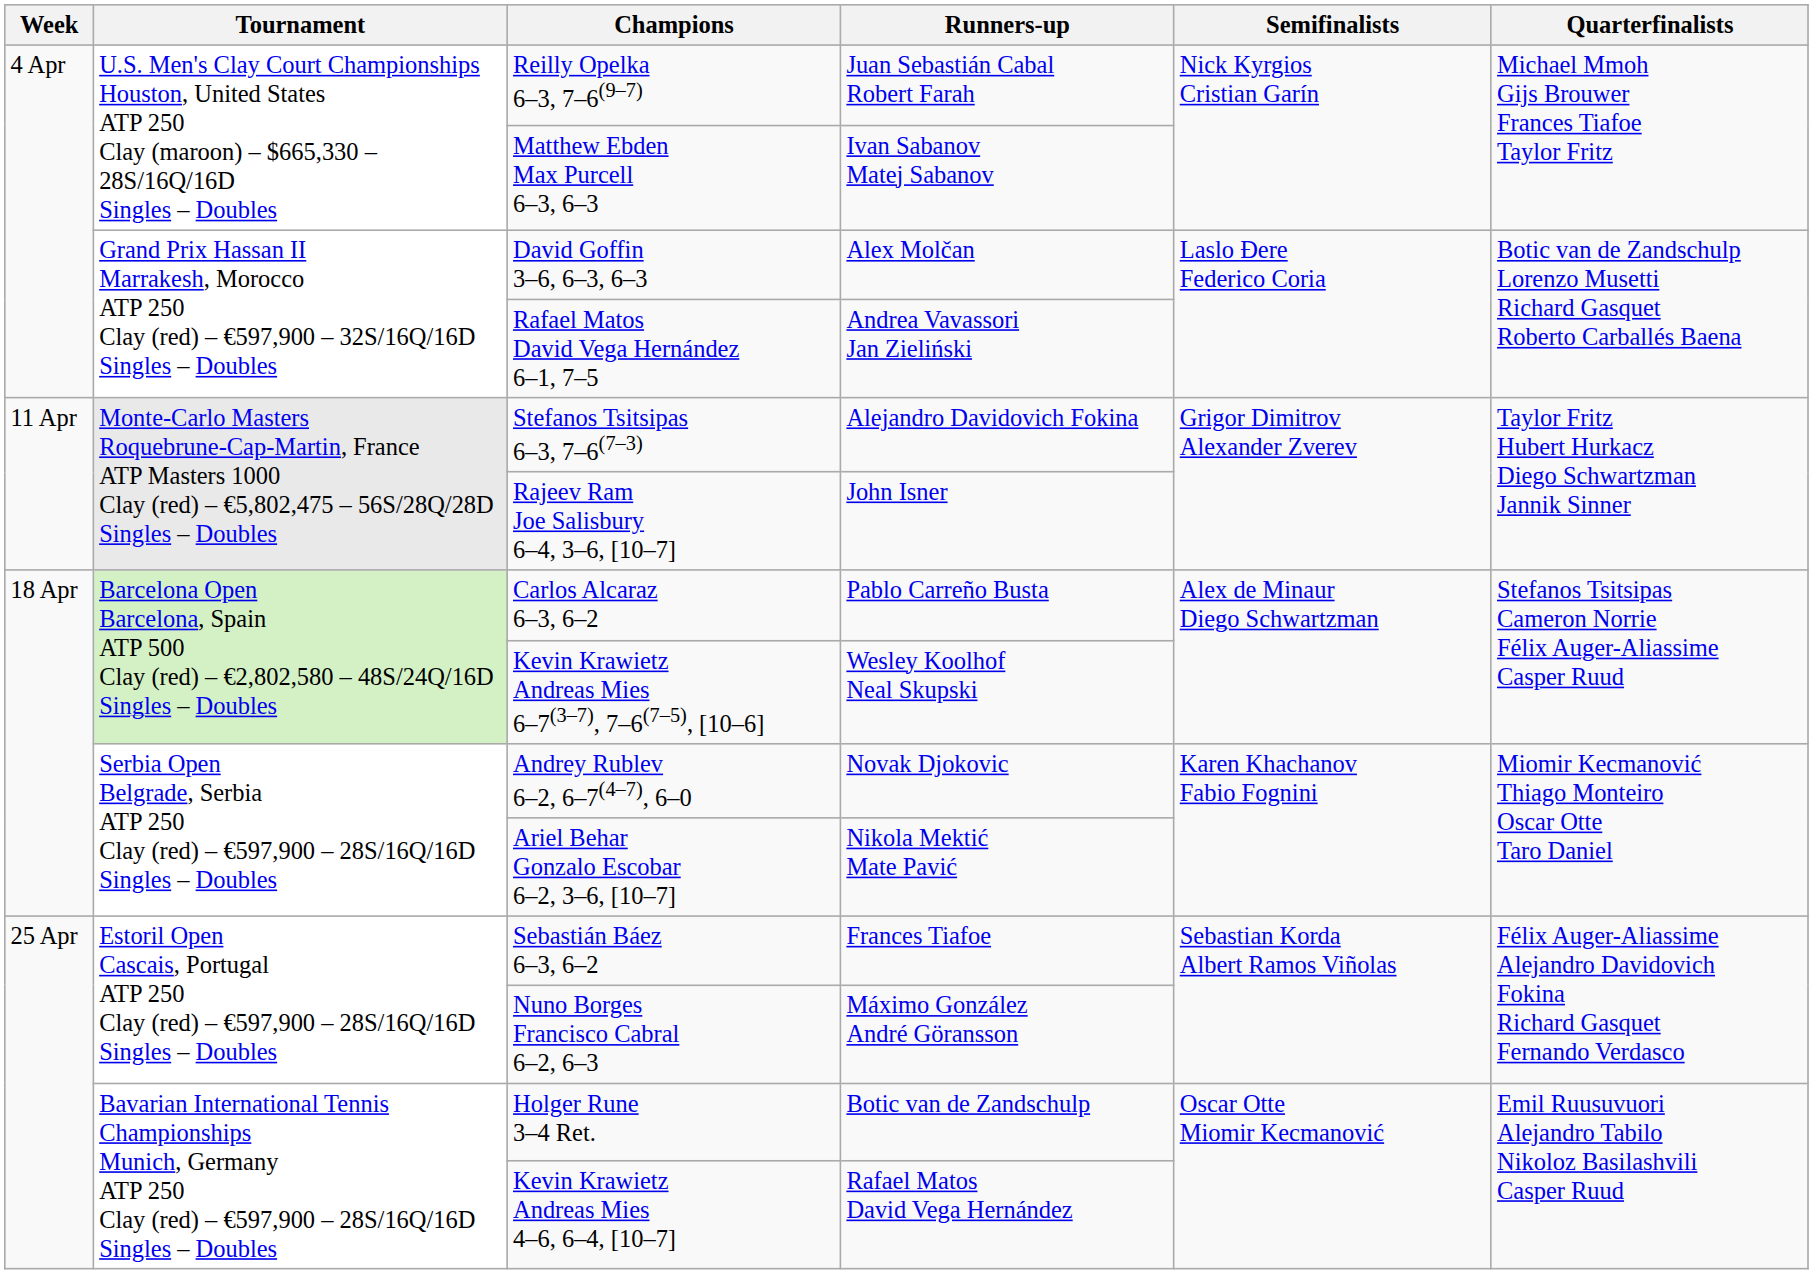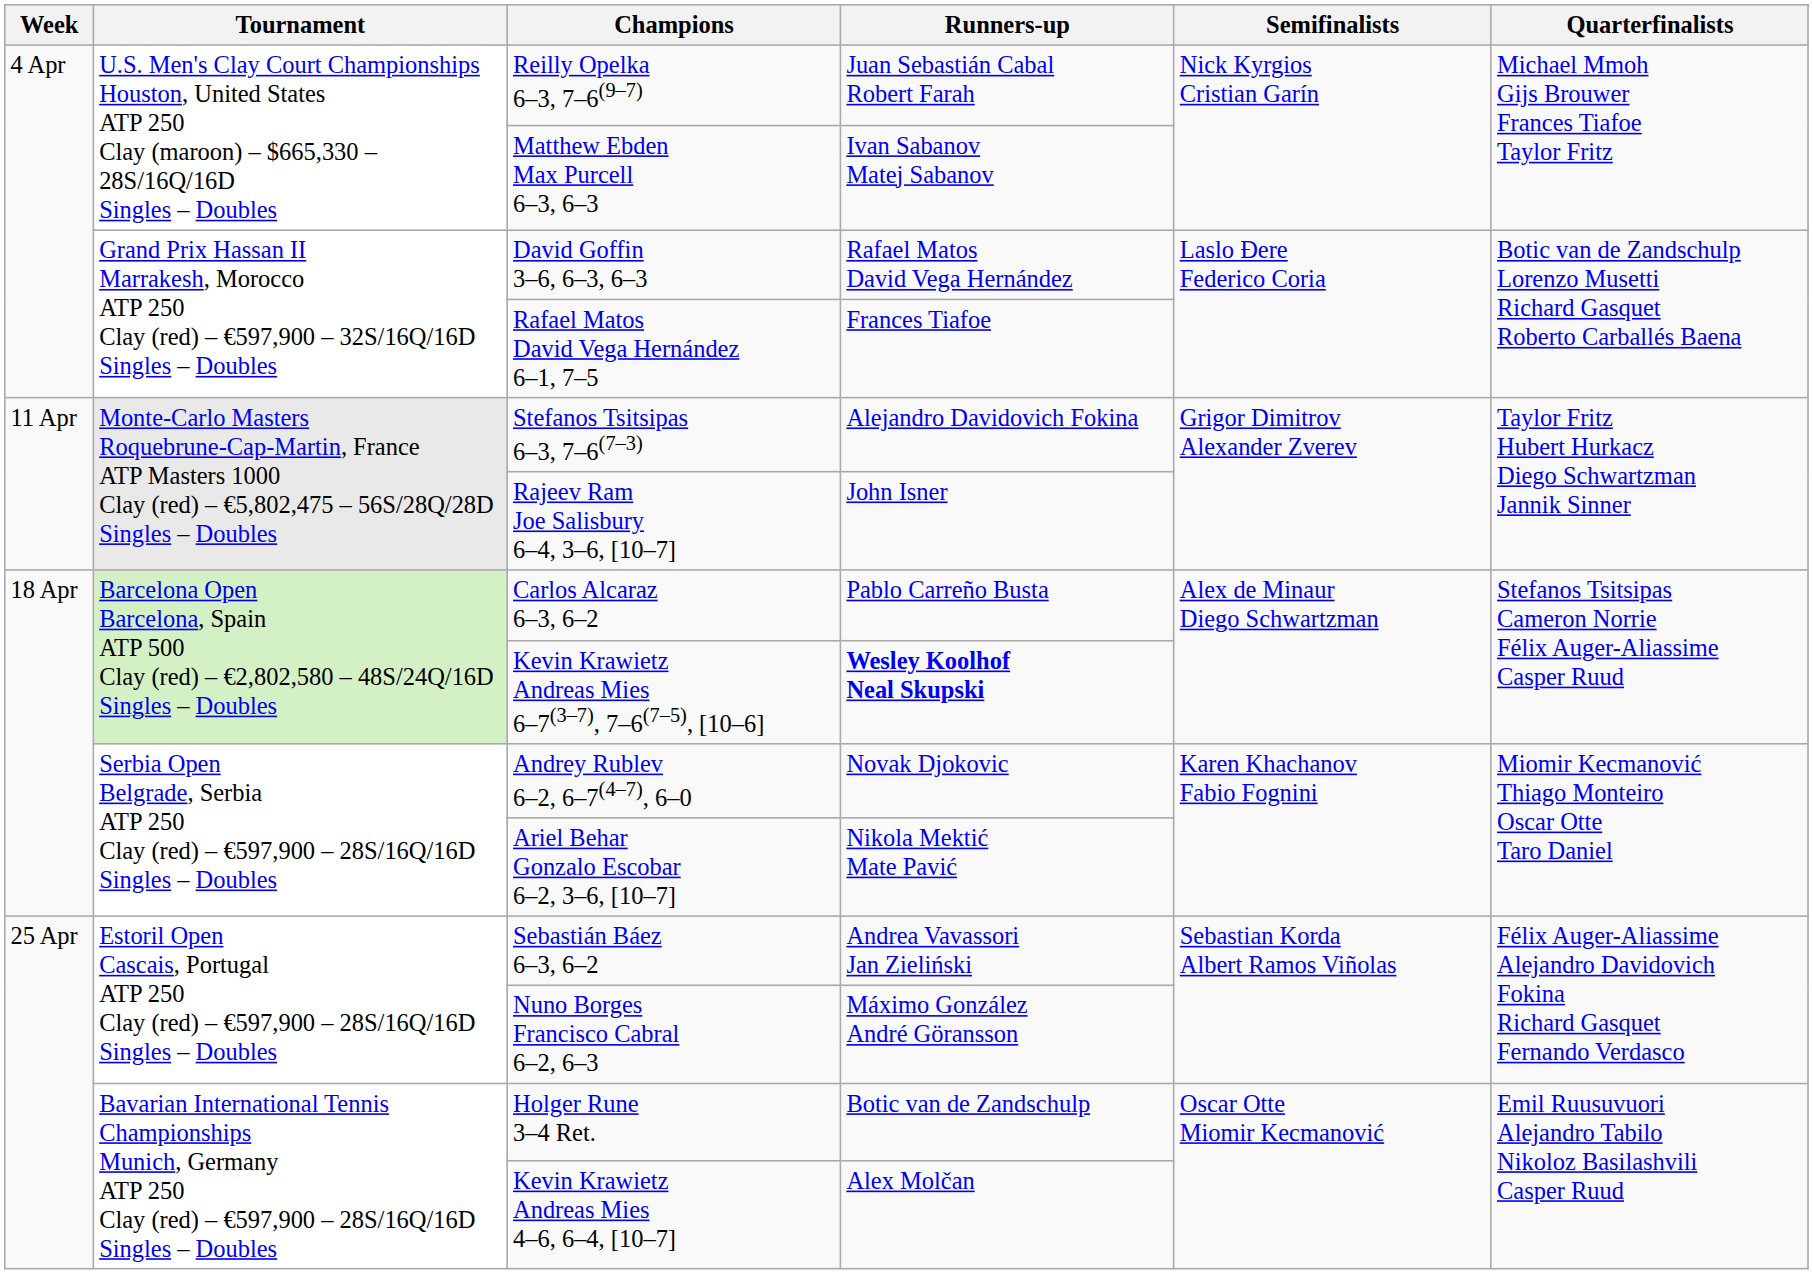(911, 250) Alex Molčan -> (960, 264) Rafael Matos David Vega Hernández
(933, 334) Andrea Vavassori Jan Zieliński -> (919, 319) Frances Tiafoe
(926, 674) normal -> (928, 674) bold
(919, 935) Frances Tiafoe -> (933, 950) Andrea Vavassori Jan Zieliński
(960, 1194) Rafael Matos David Vega Hernández -> (911, 1180) Alex Molčan
